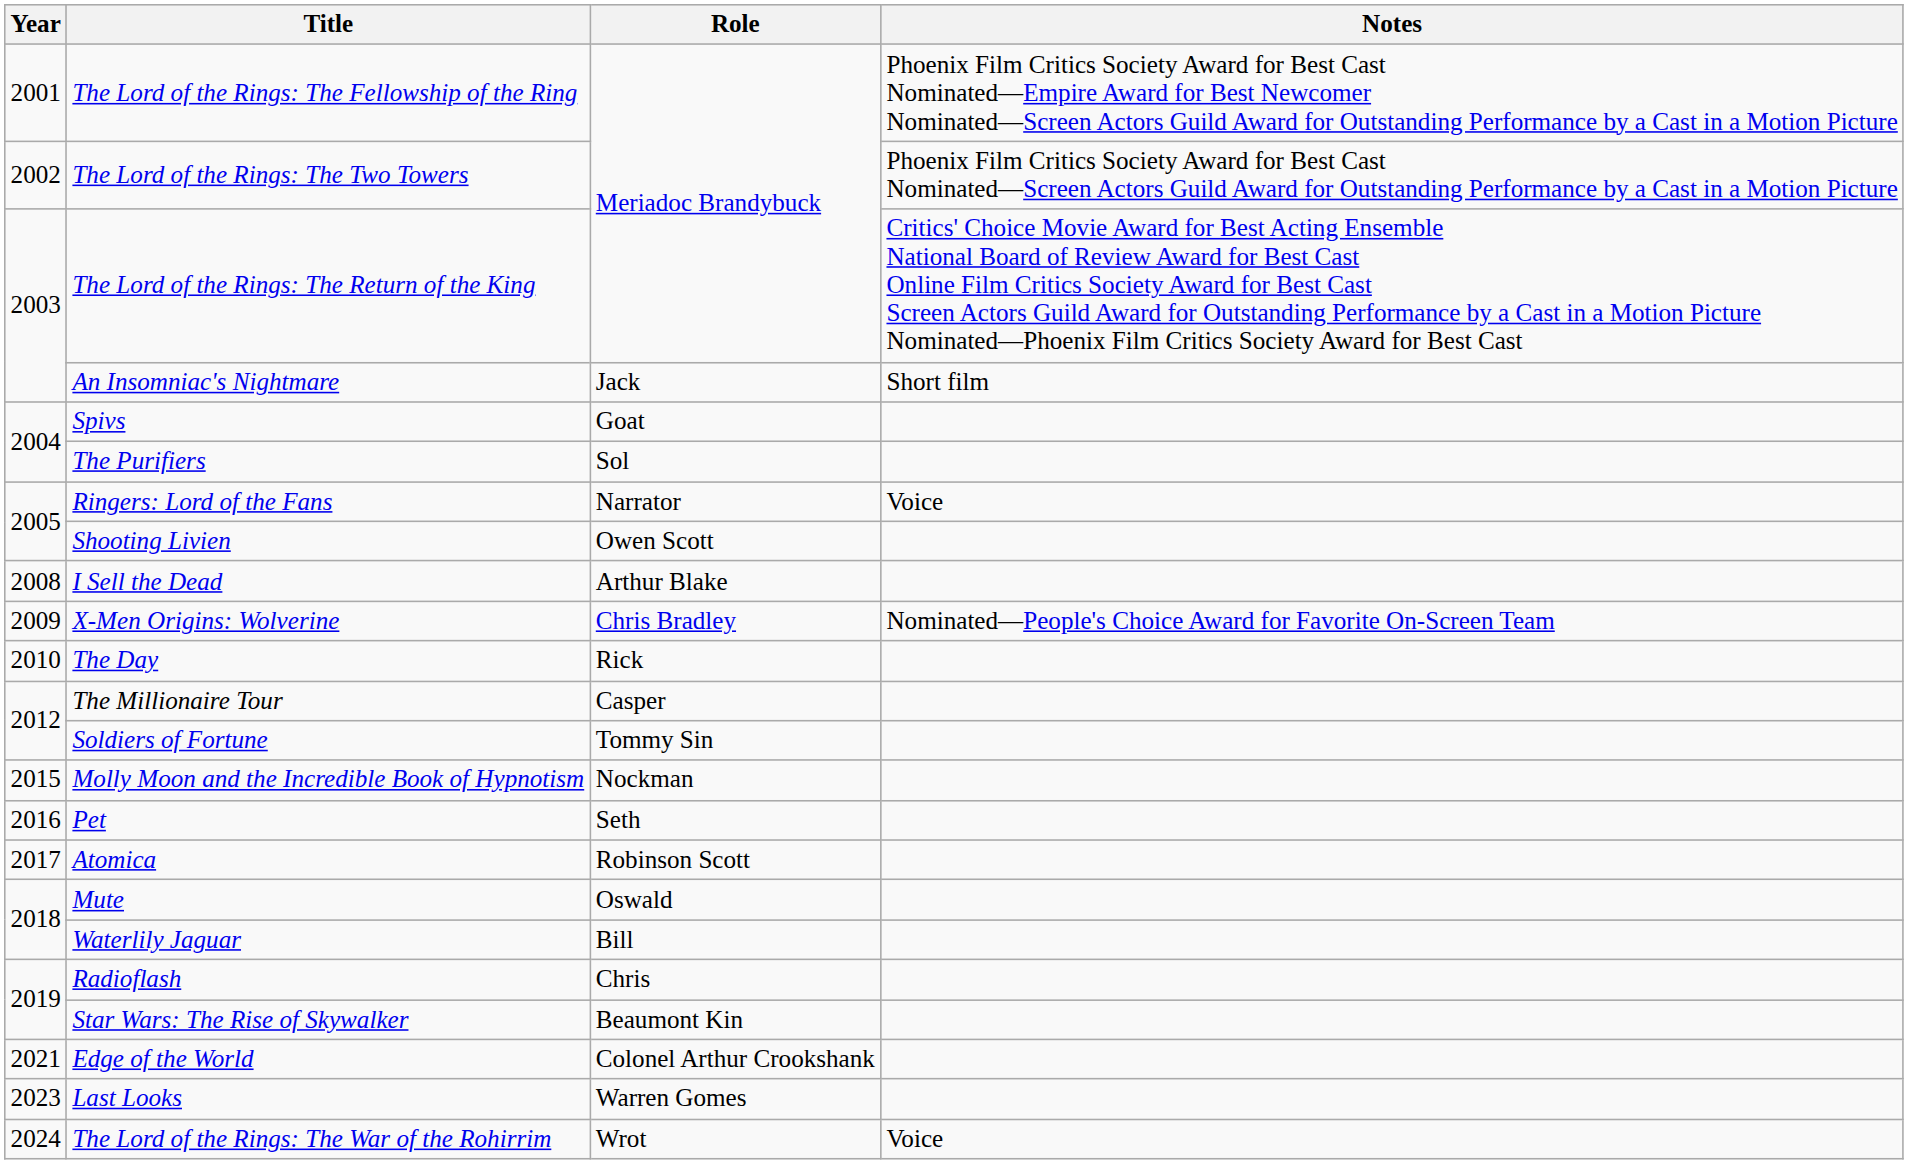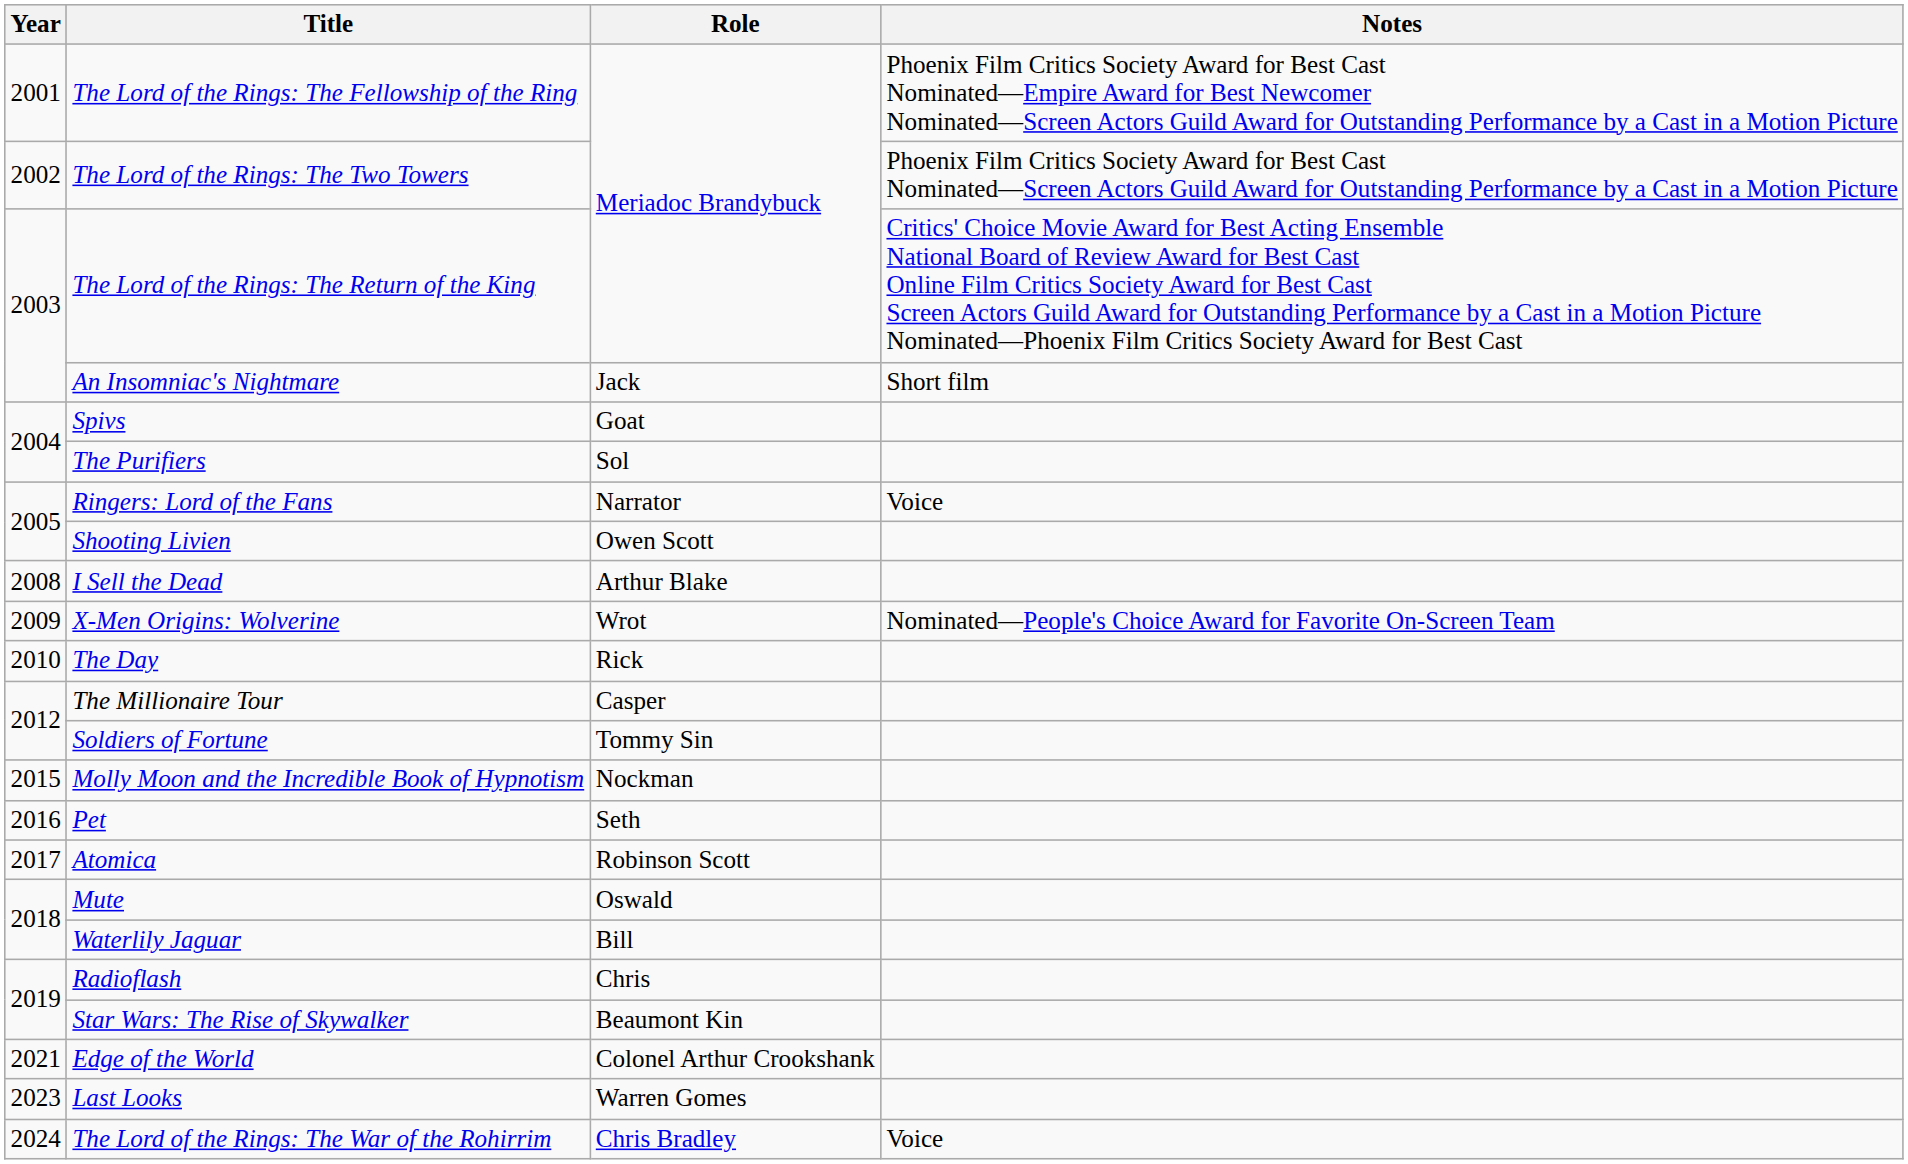(666, 620) Chris Bradley -> (621, 620) Wrot
(621, 1138) Wrot -> (666, 1138) Chris Bradley
